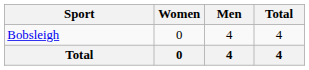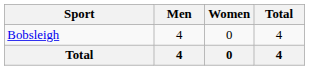columns swapped: (229, 14) <-> (179, 14)
